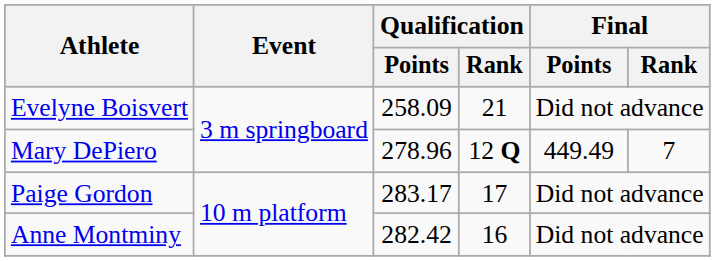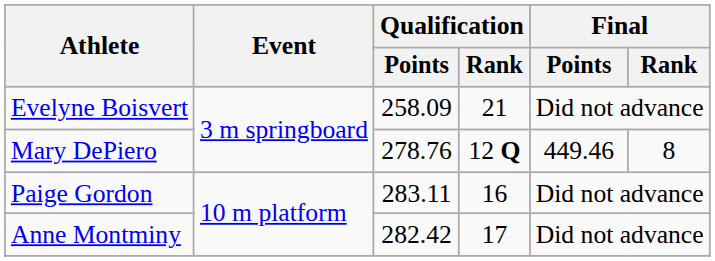(417, 150) 278.96 -> (417, 150) 278.76
(579, 150) 449.49 -> (579, 150) 449.46
(669, 150) 7 -> (669, 150) 8
(417, 192) 283.17 -> (417, 192) 283.11
(494, 192) 17 -> (494, 192) 16
(494, 235) 16 -> (494, 235) 17
